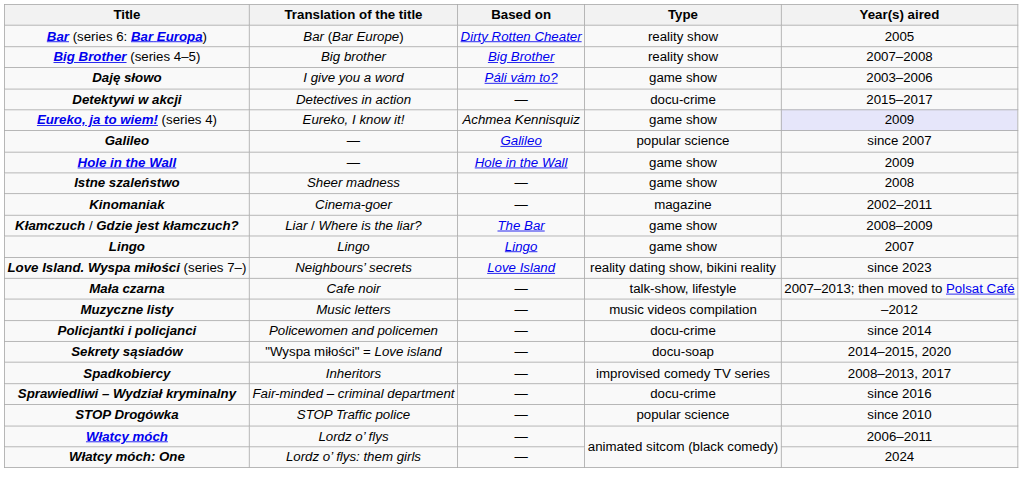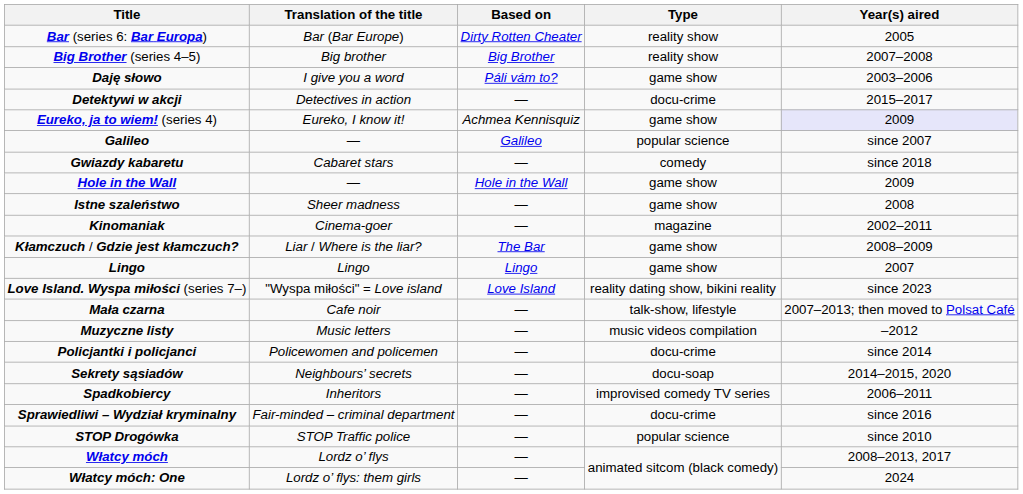+ row: (127, 162)
(353, 267) Neighbours’ secrets -> (353, 288) "Wyspa miłości" = Love island
(353, 352) "Wyspa miłości" = Love island -> (353, 373) Neighbours’ secrets
(899, 373) 2008–2013, 2017 -> (899, 394) 2006–2011
(899, 436) 2006–2011 -> (899, 457) 2008–2013, 2017
